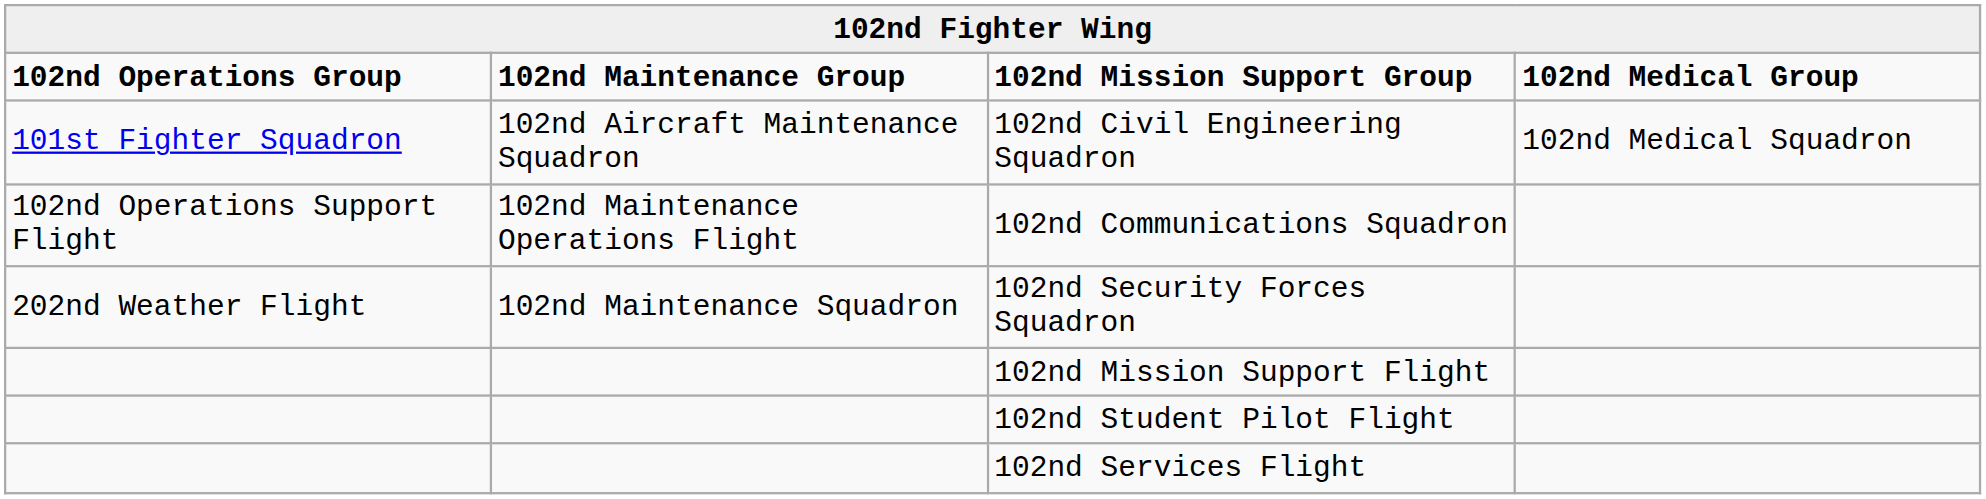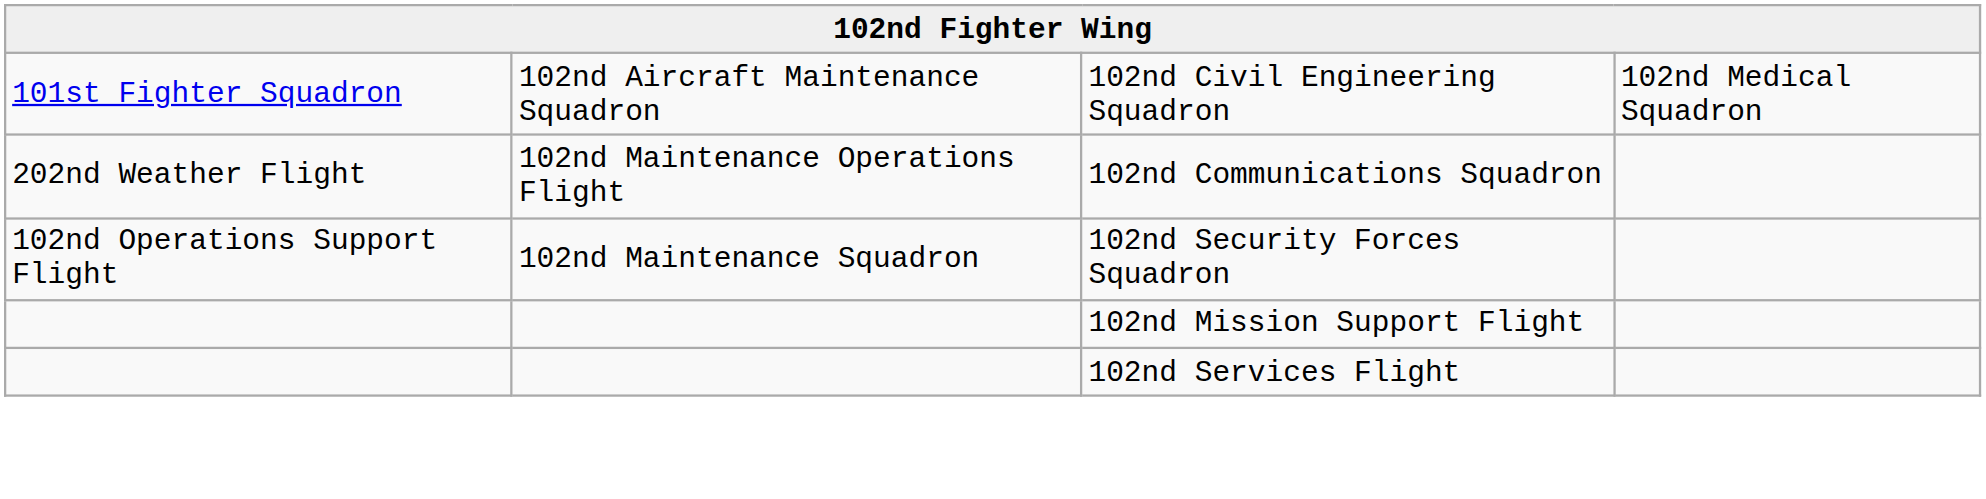- row: (1233, 77)
(225, 225) 102nd Operations Support Flight -> (189, 176) 202nd Weather Flight
(189, 307) 202nd Weather Flight -> (225, 259) 102nd Operations Support Flight
- row: (1225, 420)
